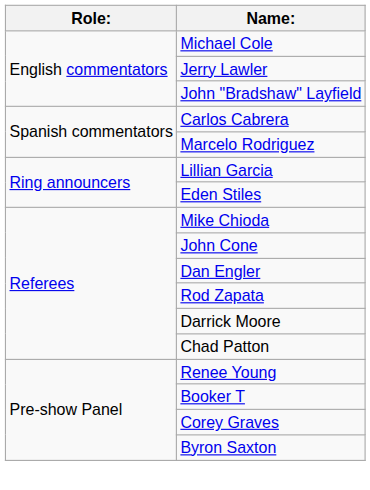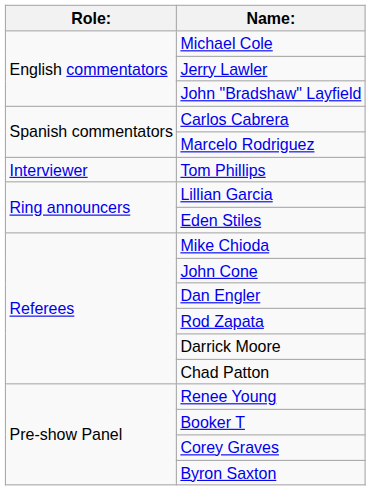+ row: (223, 170)
